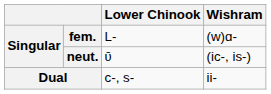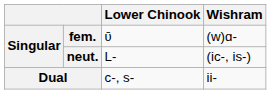(110, 36) L- -> (108, 36) ʋ̄
(108, 57) ʋ̄ -> (110, 57) L-
